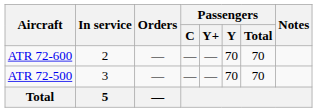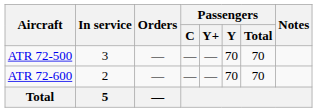rows swapped: (40, 76) <-> (40, 55)
